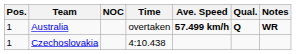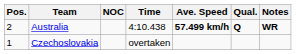(9, 27) 1 -> (9, 27) 2
(149, 27) overtaken -> (147, 27) 4:10.438
(147, 42) 4:10.438 -> (149, 42) overtaken
